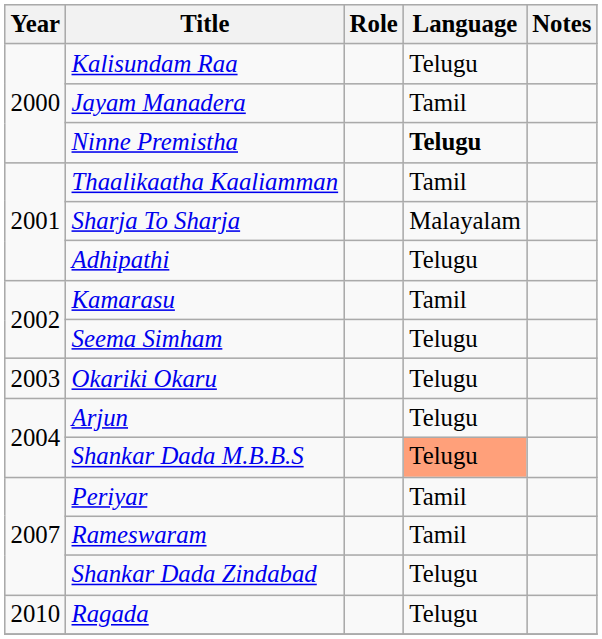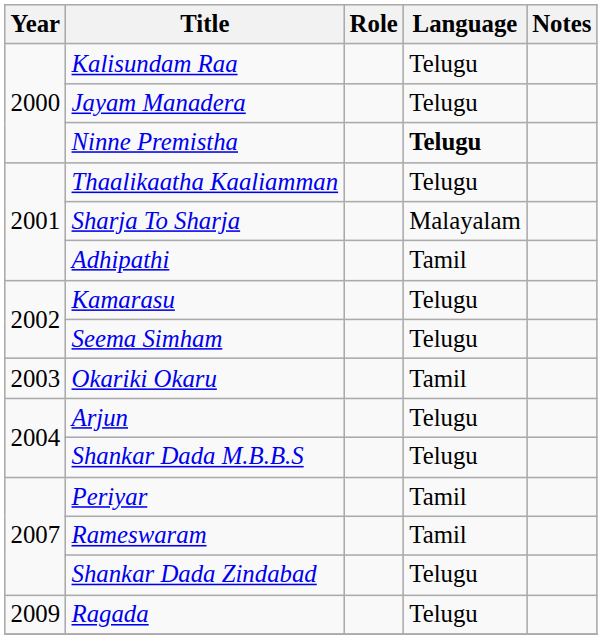(438, 102) Tamil -> (443, 102) Telugu
(438, 181) Tamil -> (443, 181) Telugu
(443, 260) Telugu -> (438, 260) Tamil
(438, 299) Tamil -> (443, 299) Telugu
(443, 378) Telugu -> (438, 378) Tamil
(443, 456) lightsalmon background -> (443, 456) no background
(35, 614) 2010 -> (35, 614) 2009
